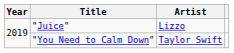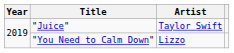(172, 26) Lizzo -> (191, 26) Taylor Swift
(191, 40) Taylor Swift -> (172, 40) Lizzo
